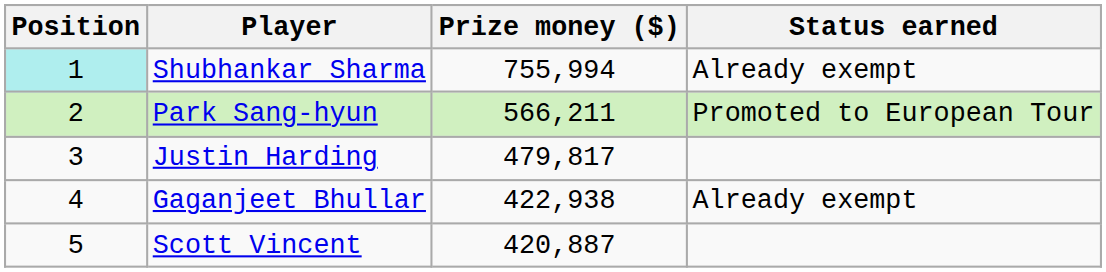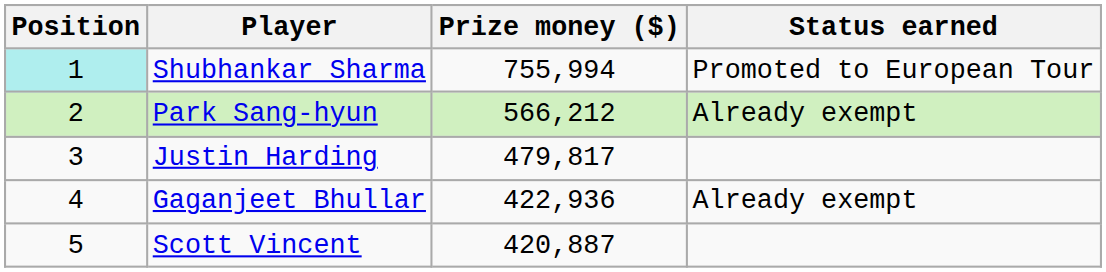(805, 70) Already exempt -> (893, 70) Promoted to European Tour
(559, 114) 566,211 -> (559, 114) 566,212
(893, 114) Promoted to European Tour -> (805, 114) Already exempt
(559, 201) 422,938 -> (559, 201) 422,936
